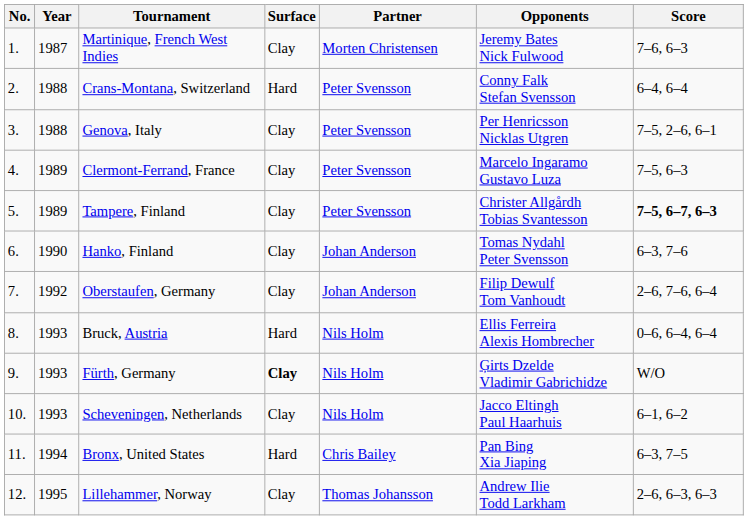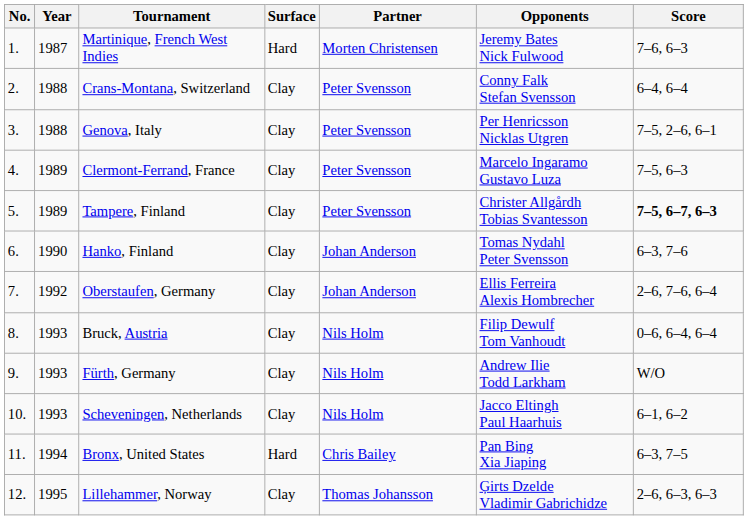(282, 47) Clay -> (282, 47) Hard
(282, 88) Hard -> (282, 88) Clay
(522, 291) Filip Dewulf Tom Vanhoudt -> (537, 291) Ellis Ferreira Alexis Hombrecher
(282, 332) Hard -> (282, 332) Clay
(537, 332) Ellis Ferreira Alexis Hombrecher -> (522, 332) Filip Dewulf Tom Vanhoudt
(282, 372) bold -> (282, 372) normal
(543, 372) Ģirts Dzelde Vladimir Gabrichidze -> (523, 372) Andrew Ilie Todd Larkham
(523, 494) Andrew Ilie Todd Larkham -> (543, 494) Ģirts Dzelde Vladimir Gabrichidze
